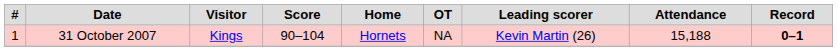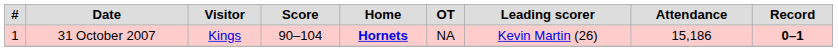(383, 35) normal -> (383, 35) bold
(691, 35) 15,188 -> (692, 35) 15,186
